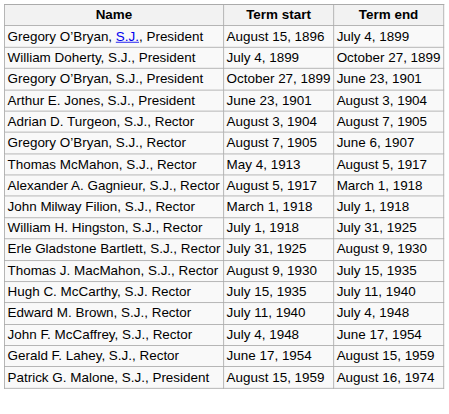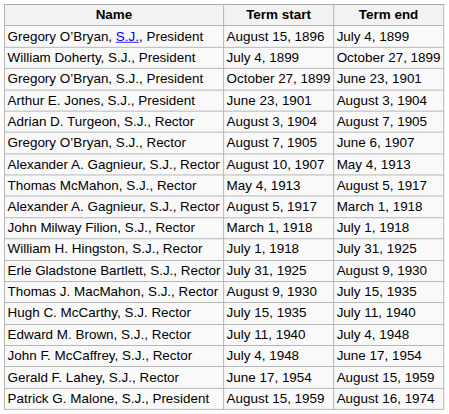+ row: (276, 164)
